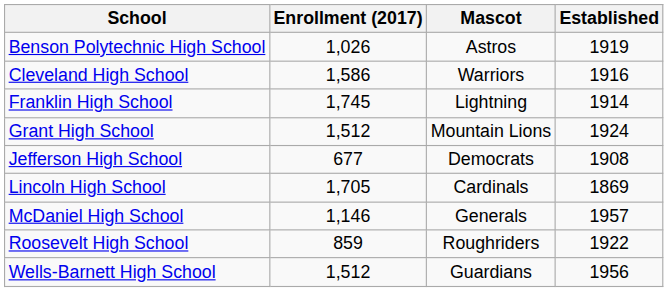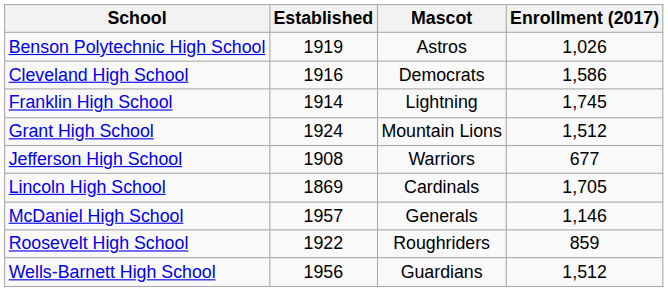columns swapped: (348, 18) <-> (609, 18)
(491, 74) Warriors -> (442, 74) Democrats
(491, 159) Democrats -> (442, 159) Warriors
